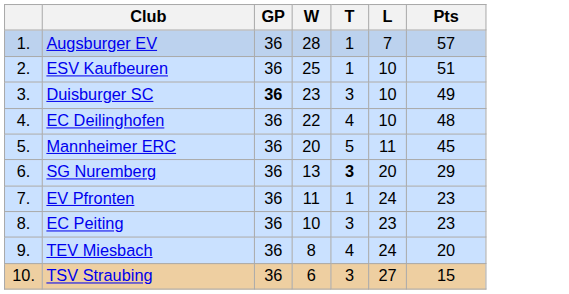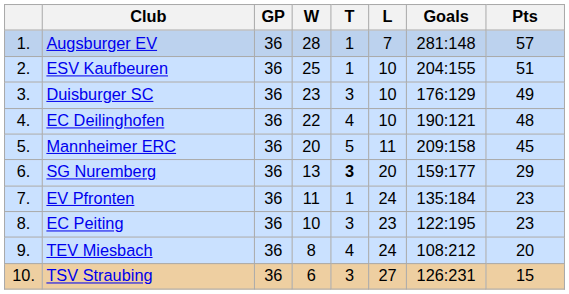+ column: (446, 17)
(273, 95) bold -> (273, 95) normal
